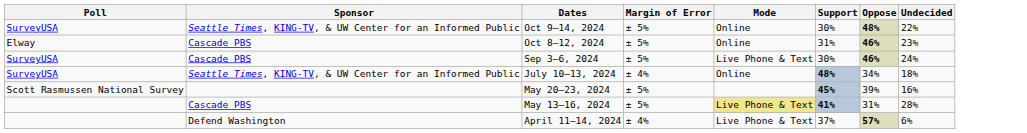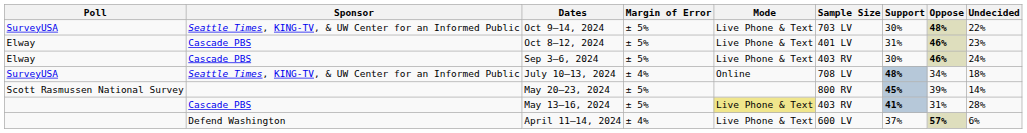+ column: (849, 12)
(733, 28) Online -> (765, 28) Live Phone & Text
(733, 43) Online -> (765, 43) Live Phone & Text
(32, 58) SurveyUSA -> (21, 58) Elway
(910, 89) 16% -> (977, 89) 14%
